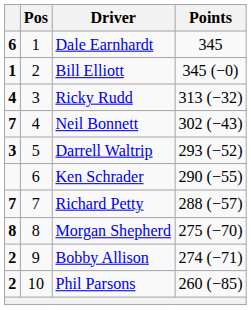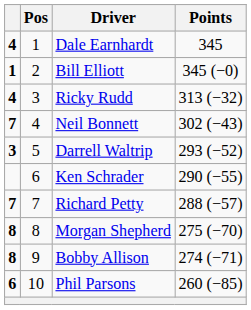(12, 44) 6 -> (12, 44) 4
(12, 257) 2 -> (12, 257) 8
(12, 283) 2 -> (12, 283) 6
